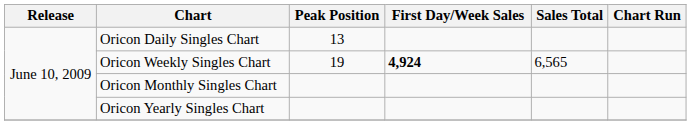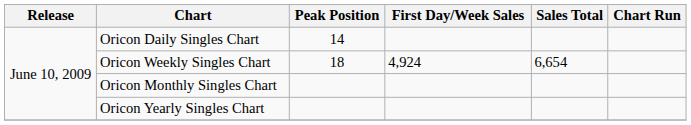(337, 39) 13 -> (337, 39) 14
(337, 62) 19 -> (337, 62) 18
(405, 62) bold -> (405, 62) normal
(551, 62) 6,565 -> (551, 62) 6,654
